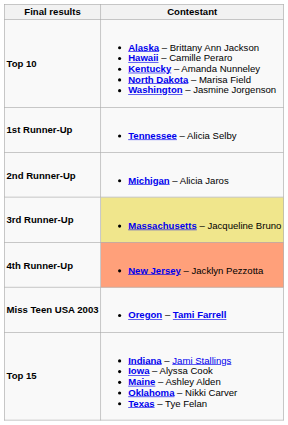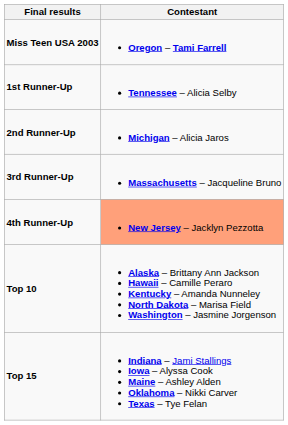rows swapped: (53, 310) <-> (22, 64)
(192, 225) khaki background -> (192, 183) no background
